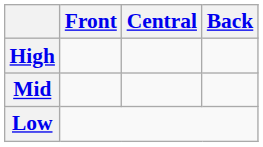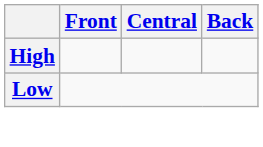- row: (32, 89)
